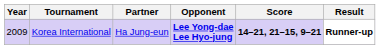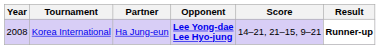(17, 32) 2009 -> (17, 32) 2008
(280, 32) bold -> (280, 32) normal
